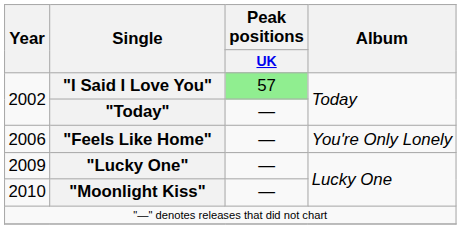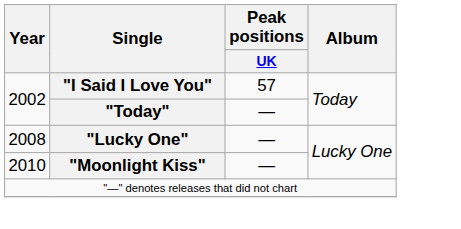(267, 85) lightgreen background -> (267, 85) no background
- row: (138, 139)
(27, 165) 2009 -> (27, 139) 2008
